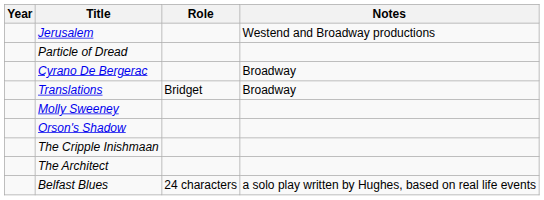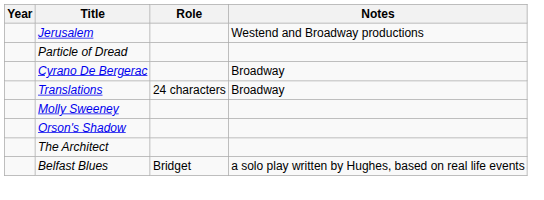(183, 90) Bridget -> (189, 90) 24 characters
- row: (98, 147)
(201, 185) 24 characters -> (172, 166) Bridget
